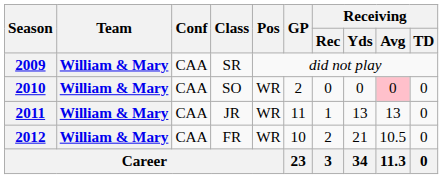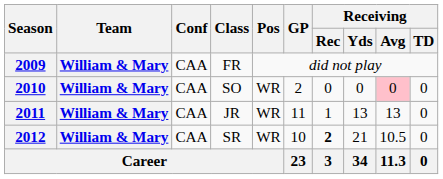(232, 64) SR -> (232, 64) FR
(232, 137) FR -> (232, 137) SR
(328, 137) normal -> (328, 137) bold
